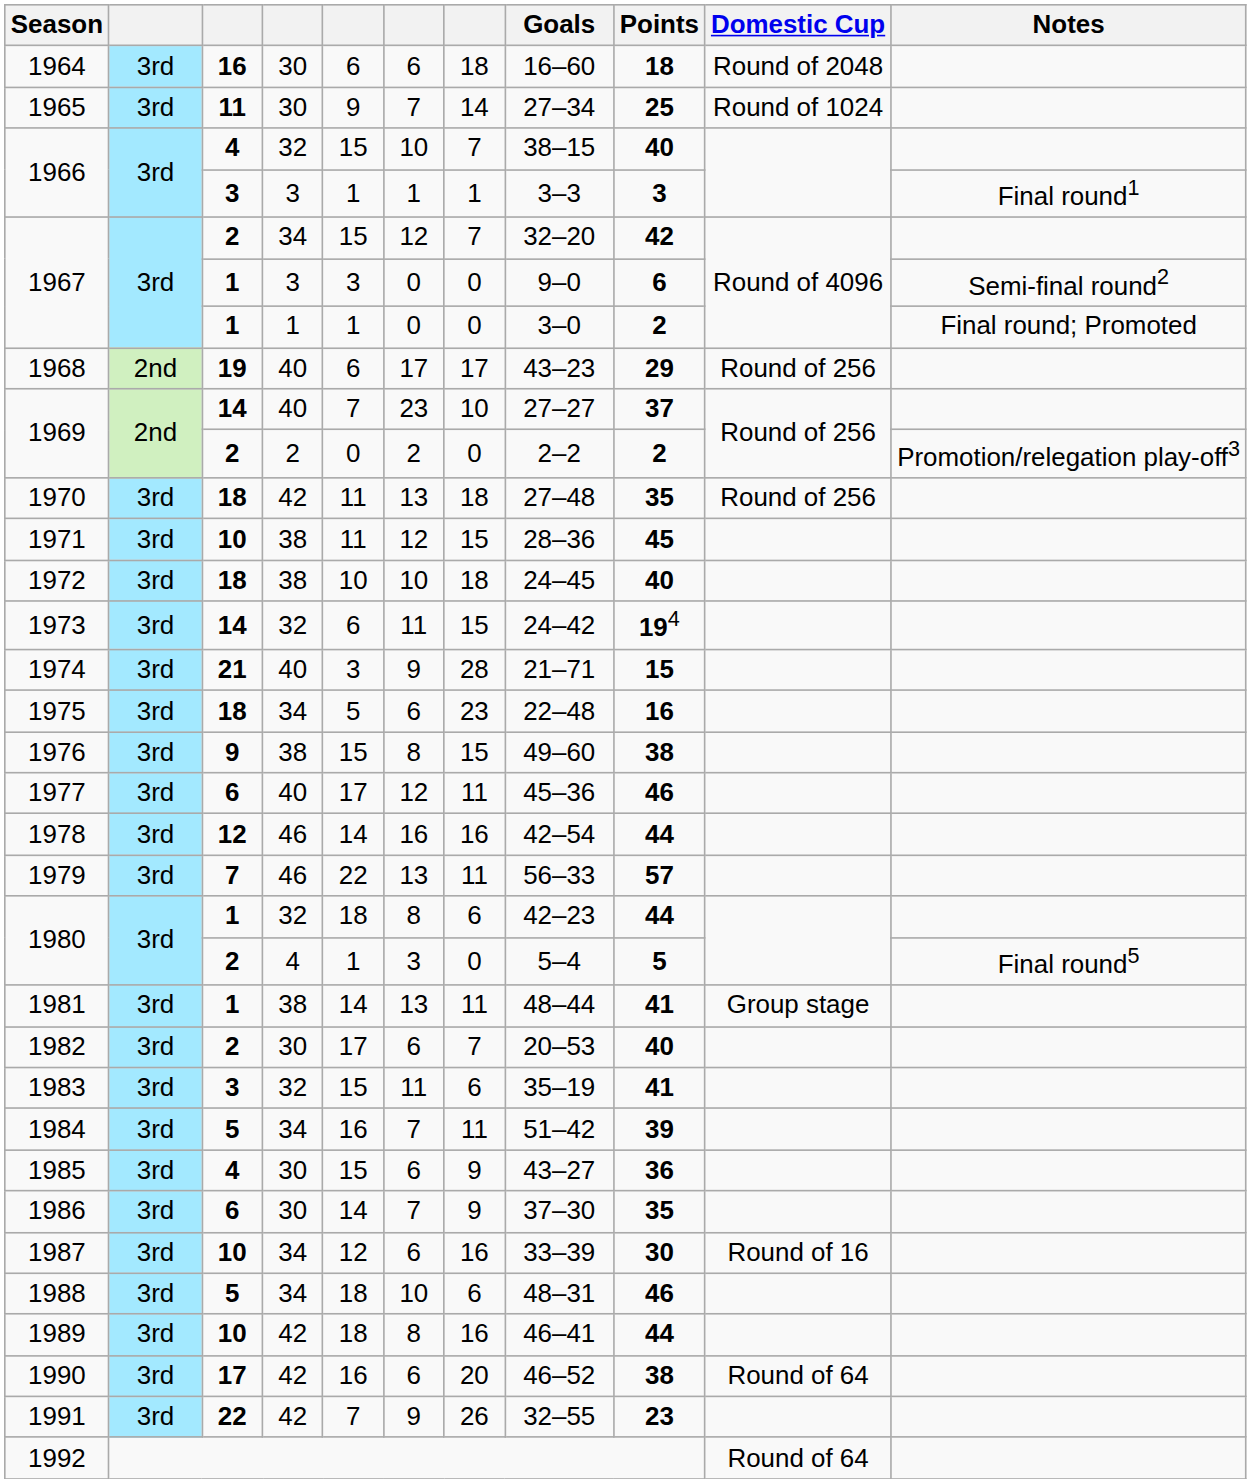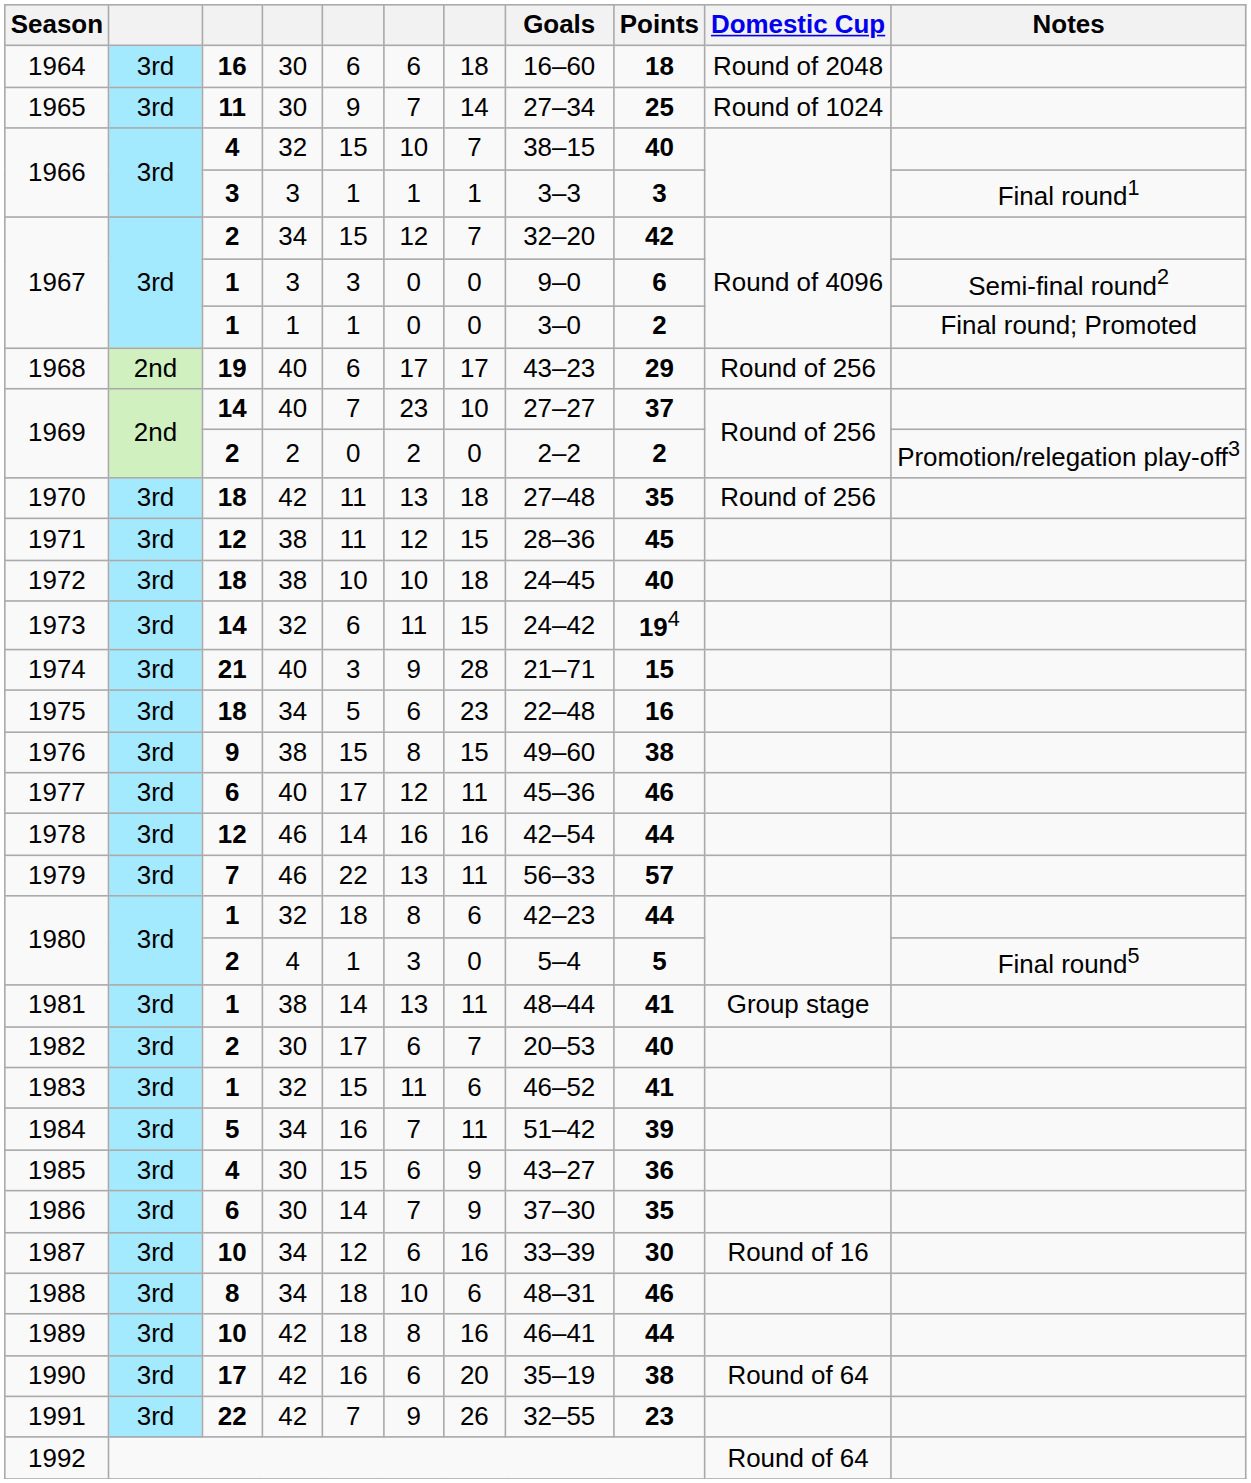(232, 539) 10 -> (232, 539) 12
(232, 1087) 3 -> (232, 1087) 1
(559, 1087) 35–19 -> (559, 1087) 46–52
(232, 1293) 5 -> (232, 1293) 8
(559, 1375) 46–52 -> (559, 1375) 35–19
